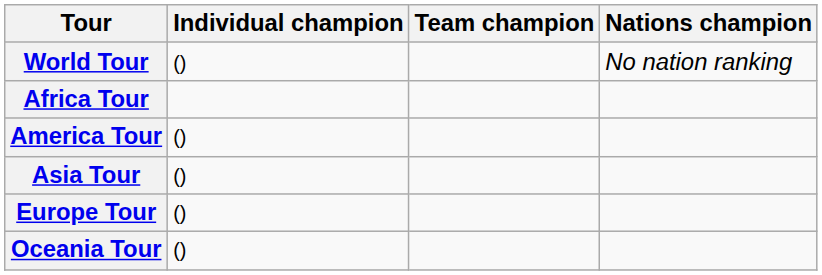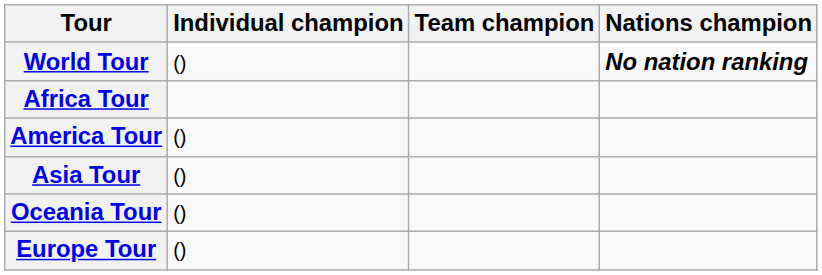(699, 61) normal -> (707, 61) bold
rows swapped: (86, 212) <-> (86, 250)
